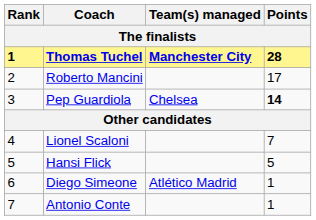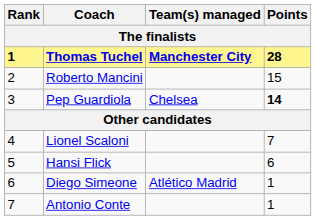(274, 78) 17 -> (274, 78) 15
(271, 162) 5 -> (271, 162) 6
